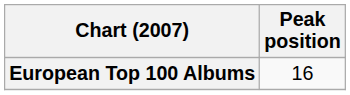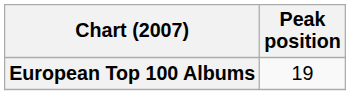(303, 73) 16 -> (303, 73) 19
